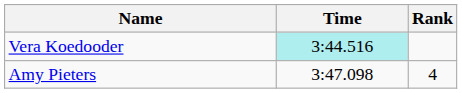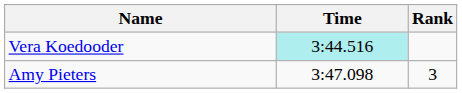(433, 74) 4 -> (433, 74) 3
